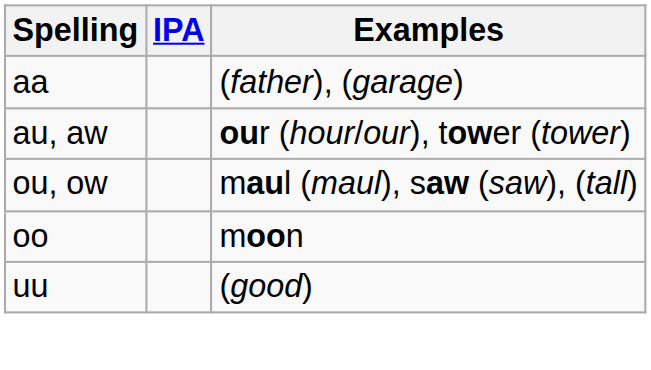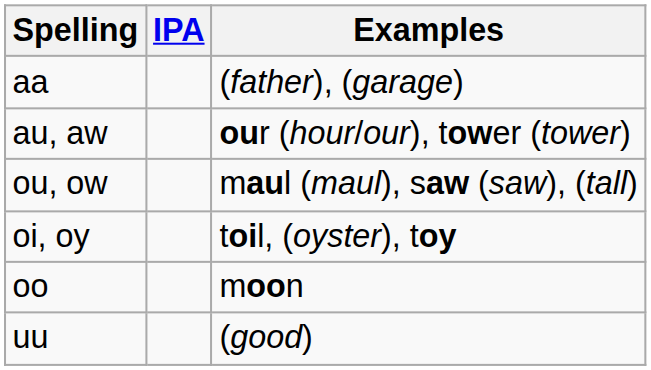+ row: (51, 235)
